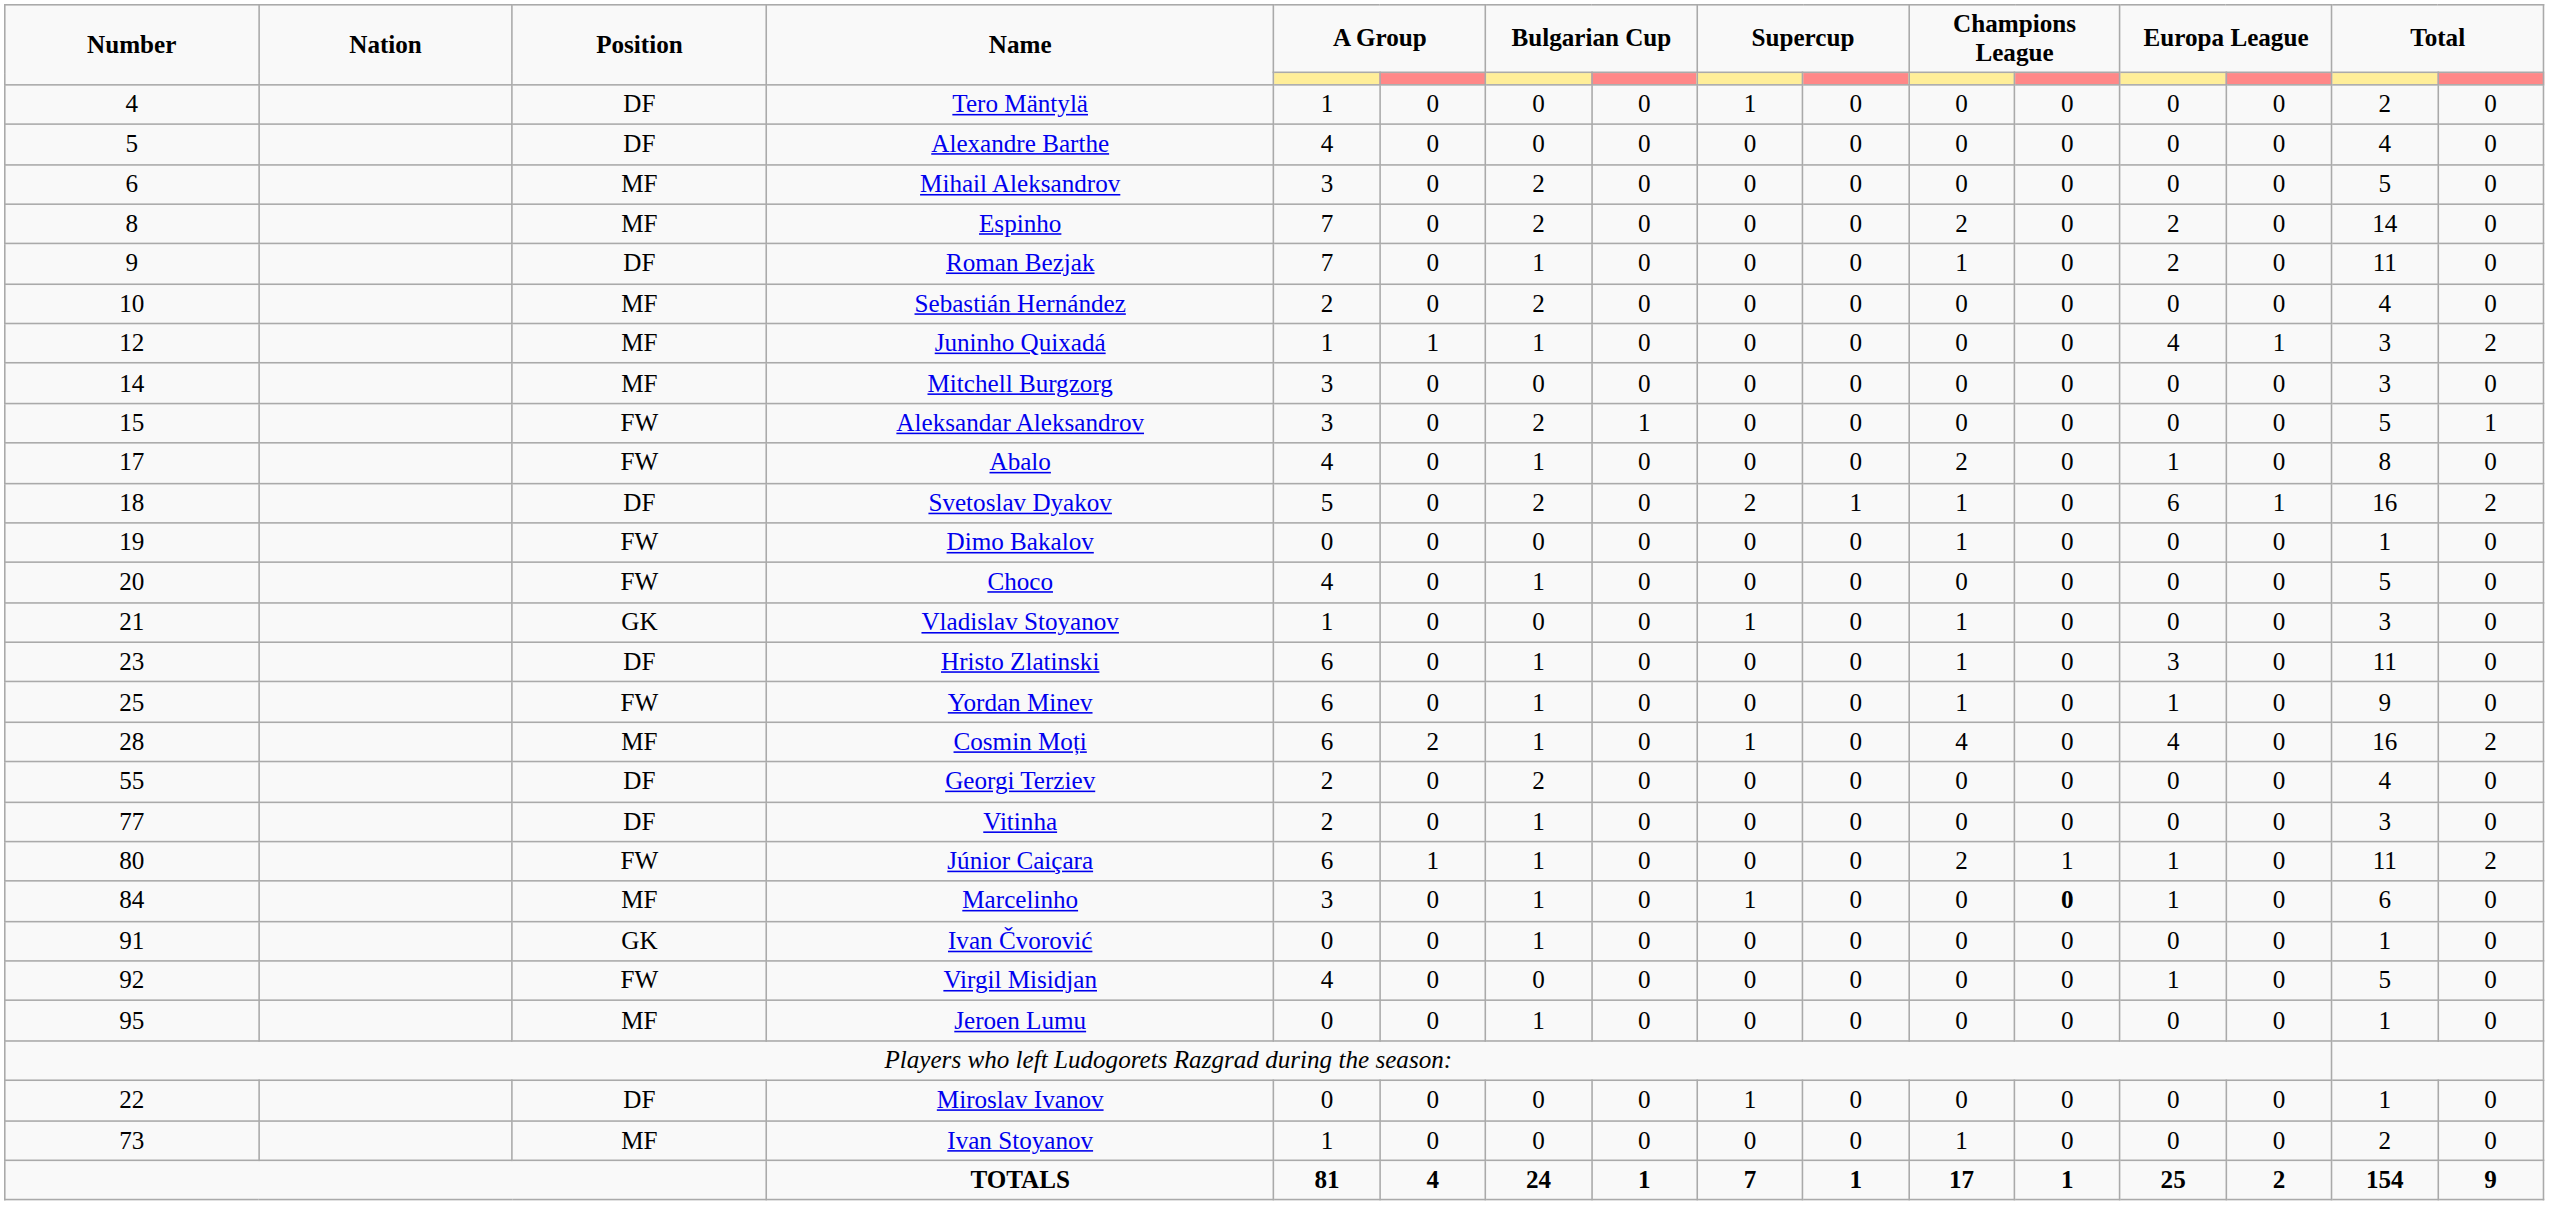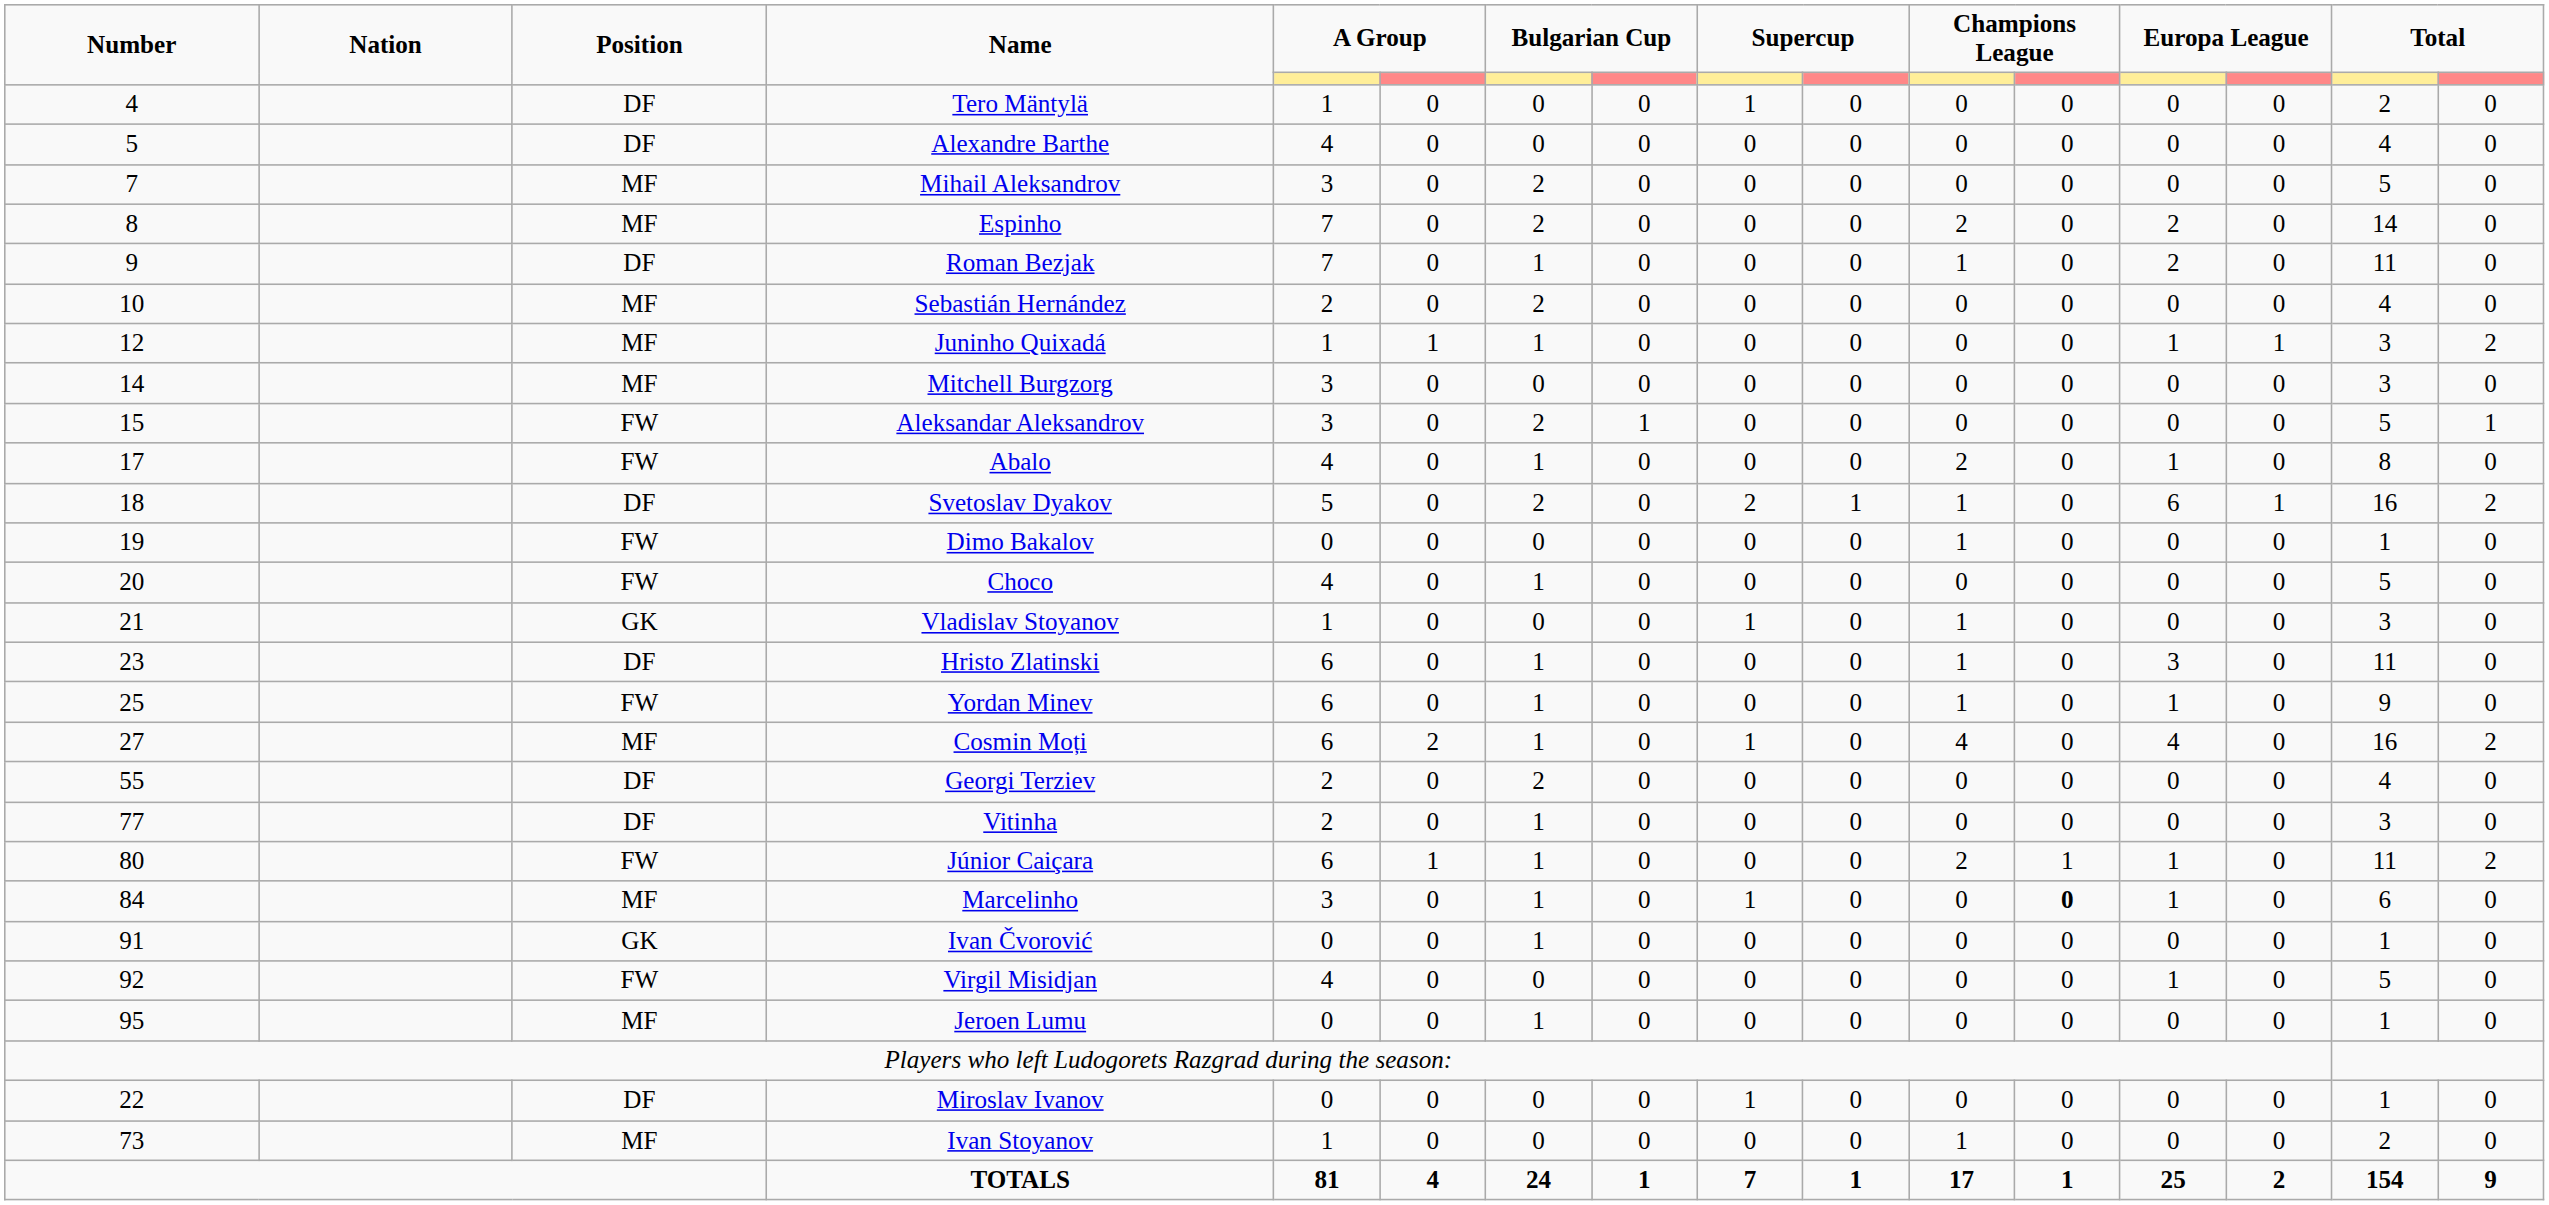(132, 183) 6 -> (132, 183) 7
(2173, 343) 4 -> (2173, 343) 1
(132, 741) 28 -> (132, 741) 27
